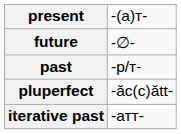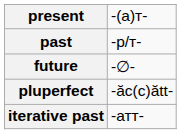rows swapped: (56, 41) <-> (56, 67)
